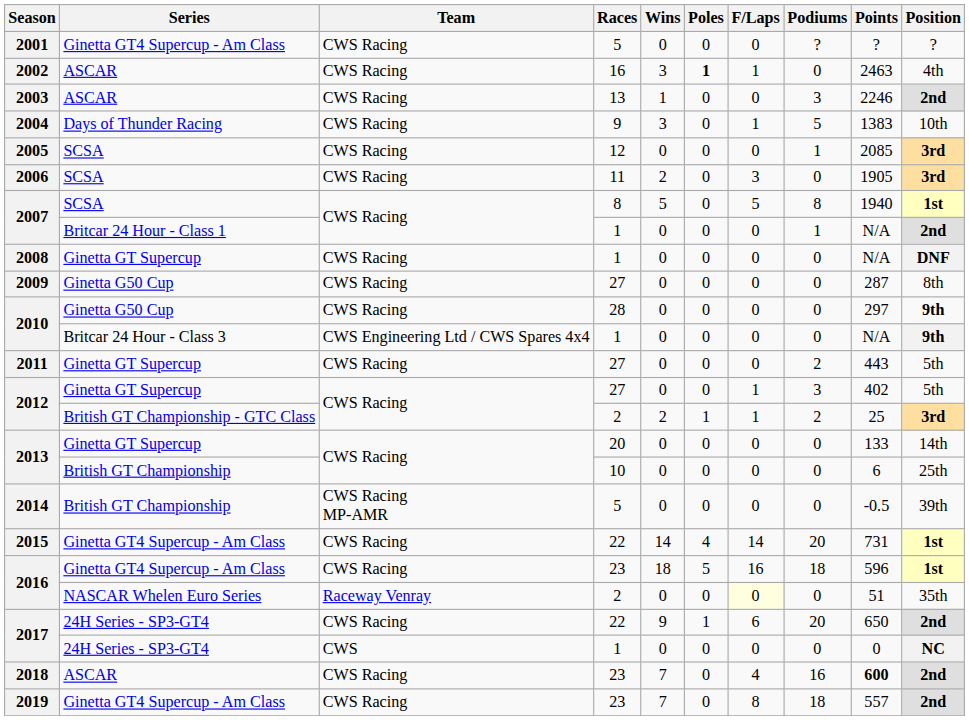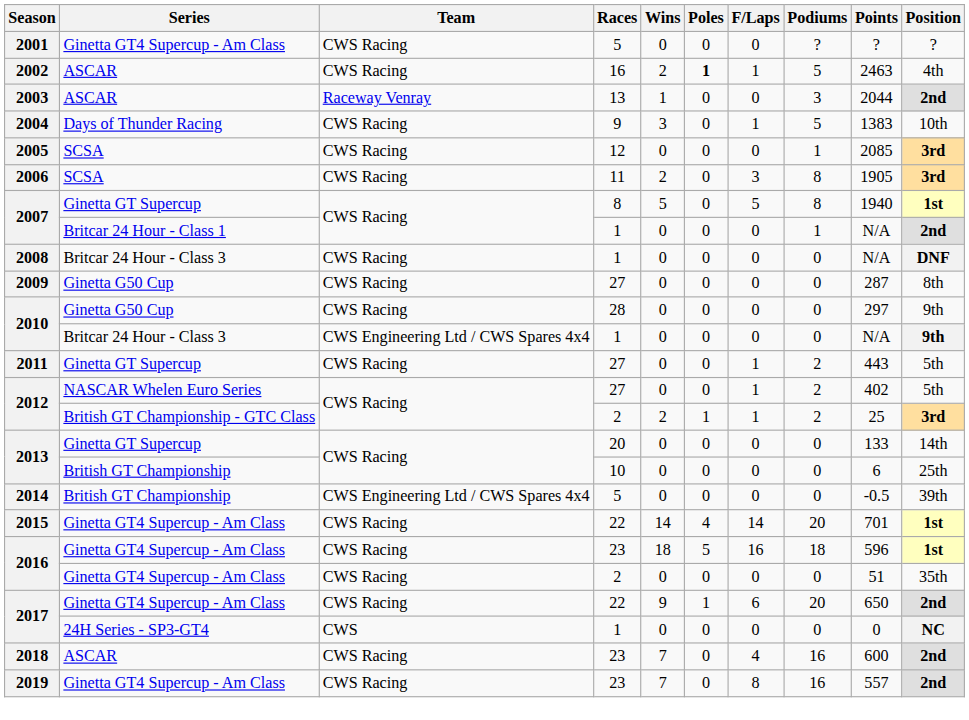(663, 71) 3 -> (663, 71) 2
(817, 71) 0 -> (817, 71) 5
(365, 97) CWS Racing -> (377, 97) Raceway Venray
(876, 97) 2246 -> (876, 97) 2044
(817, 177) 0 -> (817, 177) 8
(84, 204) SCSA -> (132, 204) Ginetta GT Supercup
(132, 257) Ginetta GT Supercup -> (145, 257) Britcar 24 Hour - Class 3
(933, 310) bold -> (933, 310) normal
(756, 363) 0 -> (756, 363) 1
(132, 390) Ginetta GT Supercup -> (162, 390) NASCAR Whelen Euro Series
(817, 390) 3 -> (817, 390) 2
(365, 506) CWS Racing MP-AMR -> (456, 496) CWS Engineering Ltd / CWS Spares 4x4
(876, 542) 731 -> (876, 523) 701
(162, 595) NASCAR Whelen Euro Series -> (174, 576) Ginetta GT4 Supercup - Am Class
(377, 595) Raceway Venray -> (365, 576) CWS Racing
(756, 595) lightyellow background -> (756, 576) no background
(136, 622) 24H Series - SP3-GT4 -> (174, 603) Ginetta GT4 Supercup - Am Class
(876, 675) bold -> (876, 656) normal
(817, 702) 18 -> (817, 683) 16
